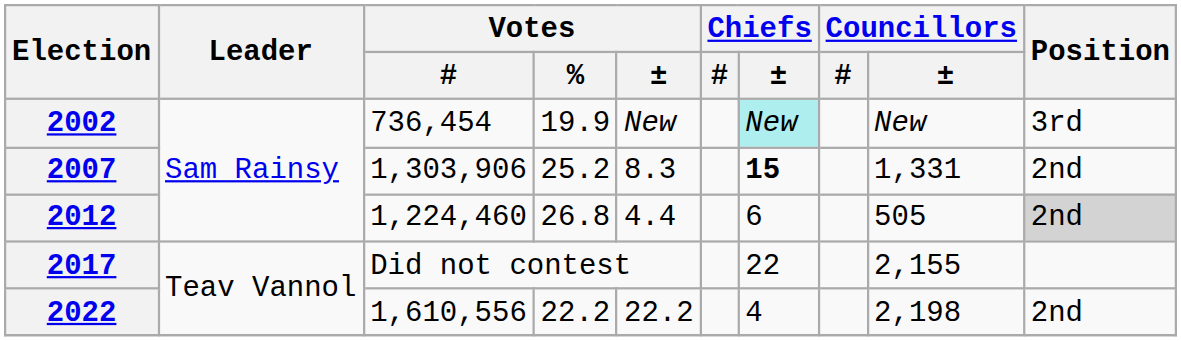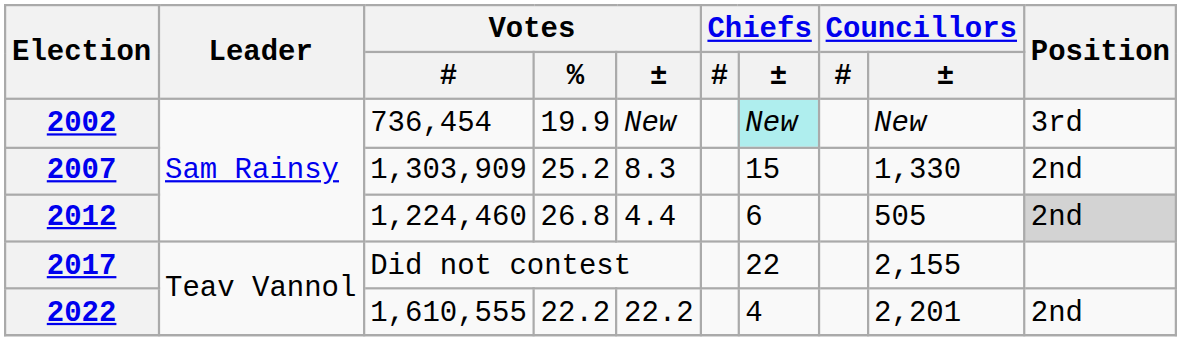(449, 170) 1,303,906 -> (449, 170) 1,303,909
(763, 170) bold -> (763, 170) normal
(918, 170) 1,331 -> (918, 170) 1,330
(449, 312) 1,610,556 -> (449, 312) 1,610,555
(918, 312) 2,198 -> (918, 312) 2,201
